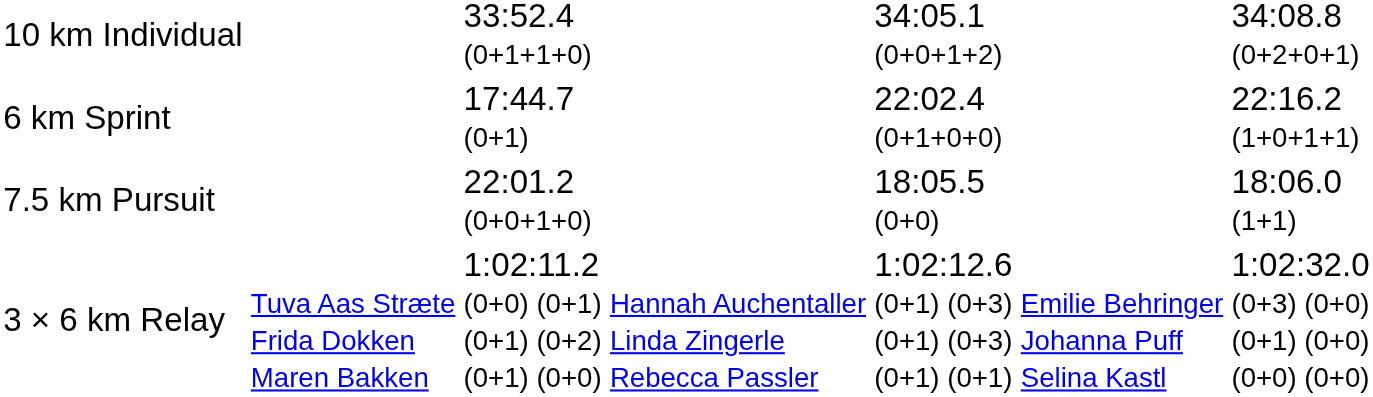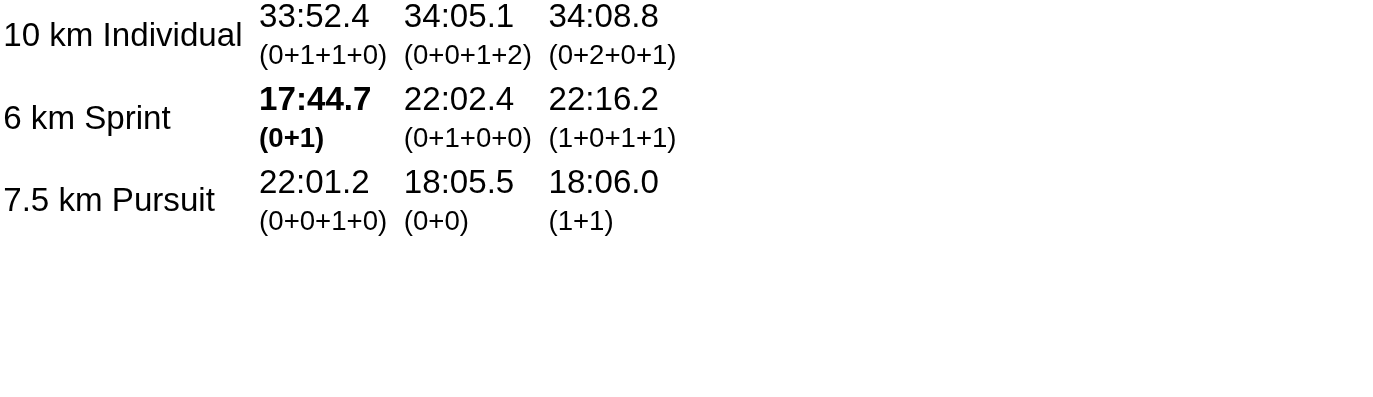(519, 117) normal -> (315, 117) bold
- row: (114, 320)
